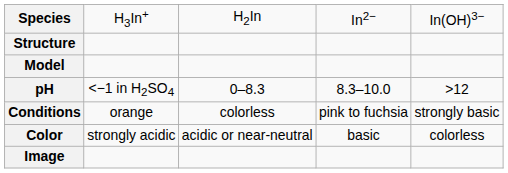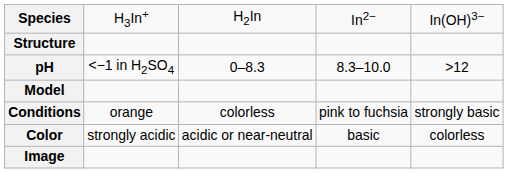rows swapped: (44, 66) <-> (44, 89)
